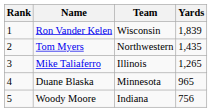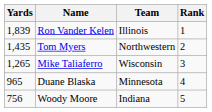columns swapped: (19, 13) <-> (191, 13)
(139, 30) Wisconsin -> (133, 30) Illinois
(132, 64) Illinois -> (140, 64) Wisconsin
